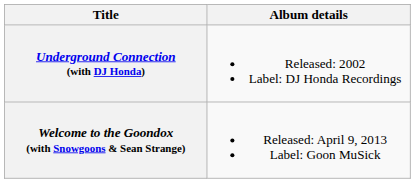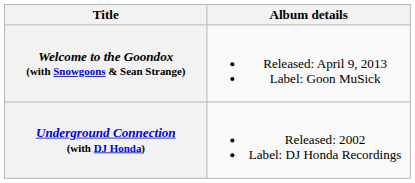rows swapped: (106, 63) <-> (106, 140)
